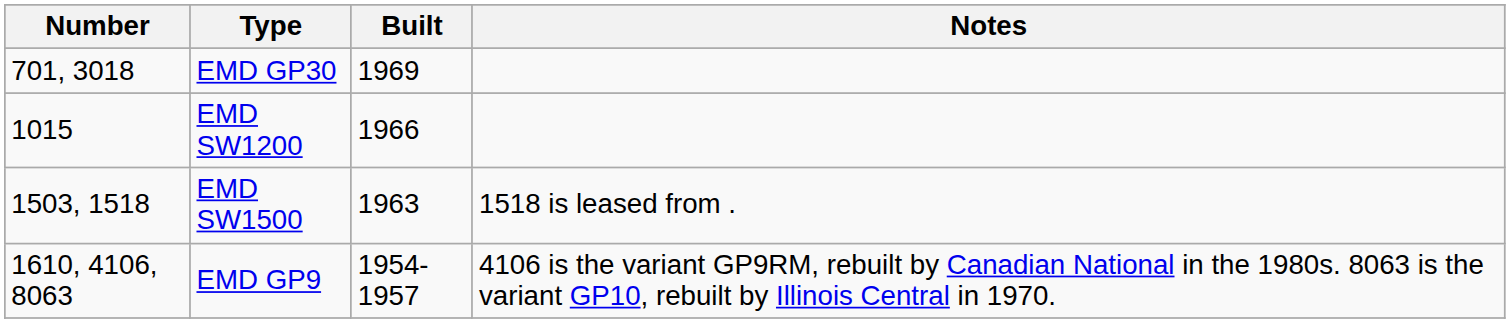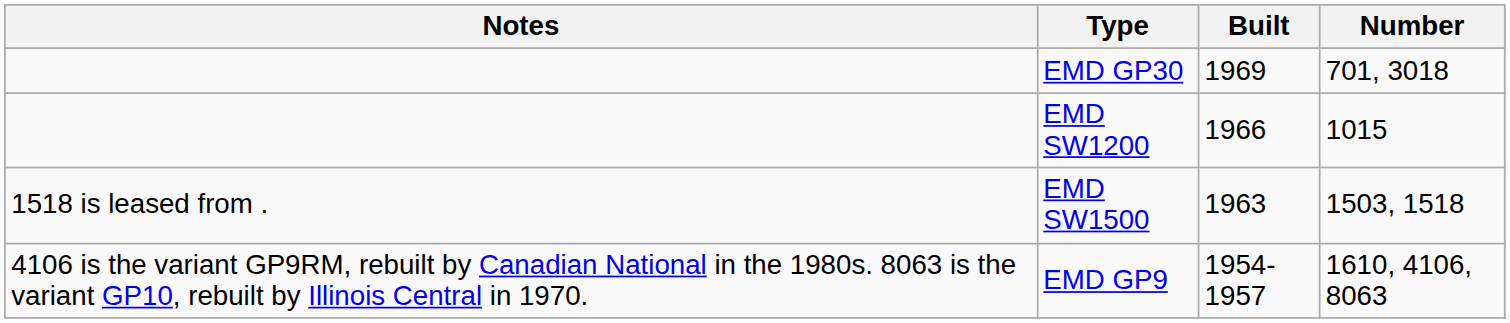columns swapped: (97, 26) <-> (989, 26)
